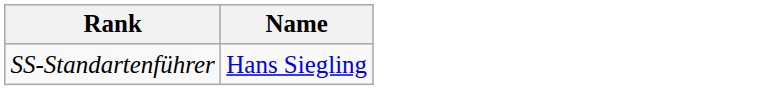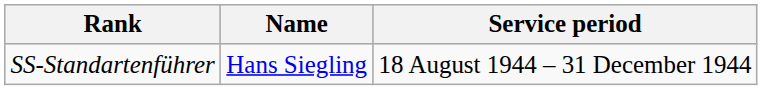+ column: (565, 24)
